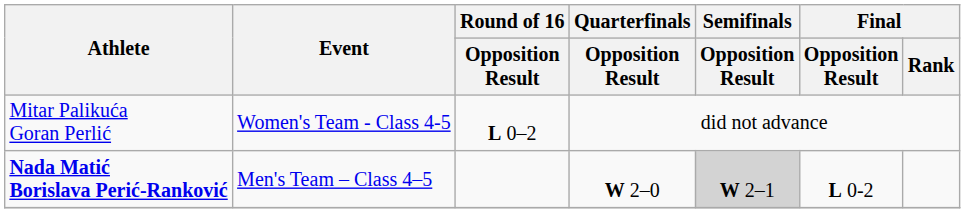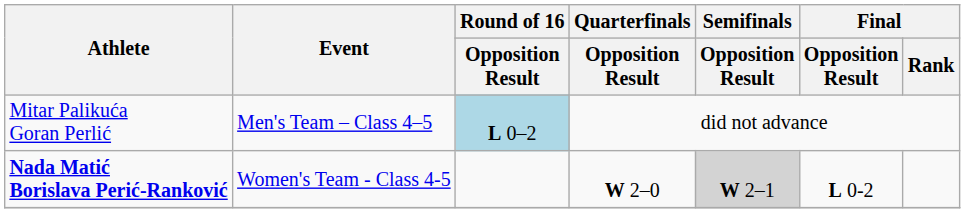(344, 122) Women's Team - Class 4-5 -> (335, 122) Men's Team – Class 4–5
(512, 134) no background -> (512, 134) lightblue background
(335, 179) Men's Team – Class 4–5 -> (344, 179) Women's Team - Class 4-5
